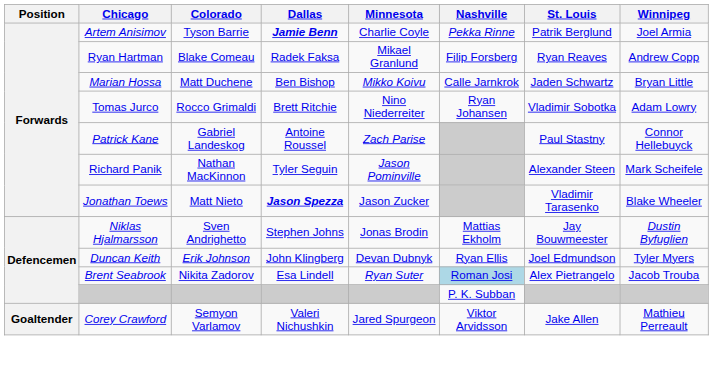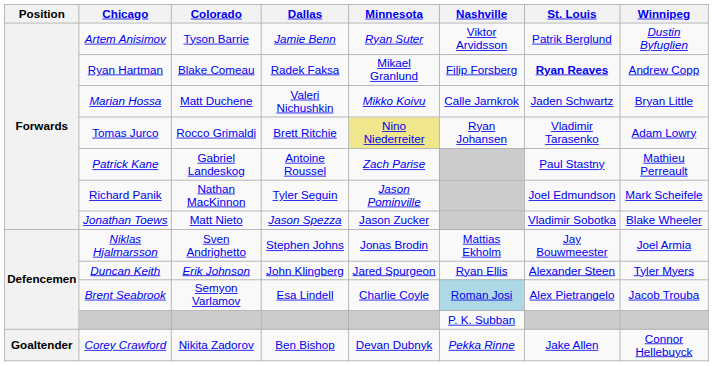(305, 32) bold -> (305, 39) normal
(394, 32) Charlie Coyle -> (394, 39) Ryan Suter
(482, 32) Pekka Rinne -> (482, 39) Viktor Arvidsson
(664, 32) Joel Armia -> (664, 39) Dustin Byfuglien
(572, 57) normal -> (572, 70) bold
(305, 82) Ben Bishop -> (305, 102) Valeri Nichushkin
(394, 107) no background -> (394, 133) khaki background
(572, 107) Vladimir Sobotka -> (572, 133) Vladimir Tarasenko
(664, 139) Connor Hellebuyck -> (664, 164) Mathieu Perreault
(572, 170) Alexander Steen -> (572, 196) Joel Edmundson
(305, 201) bold -> (305, 221) normal
(572, 201) Vladimir Tarasenko -> (572, 221) Vladimir Sobotka
(664, 233) Dustin Byfuglien -> (664, 246) Joel Armia
(394, 258) Devan Dubnyk -> (394, 271) Jared Spurgeon
(572, 258) Joel Edmundson -> (572, 271) Alexander Steen
(216, 276) Nikita Zadorov -> (216, 295) Semyon Varlamov
(394, 276) Ryan Suter -> (394, 295) Charlie Coyle
(216, 319) Semyon Varlamov -> (216, 345) Nikita Zadorov
(305, 319) Valeri Nichushkin -> (305, 345) Ben Bishop
(394, 319) Jared Spurgeon -> (394, 345) Devan Dubnyk
(482, 319) Viktor Arvidsson -> (482, 345) Pekka Rinne
(664, 319) Mathieu Perreault -> (664, 345) Connor Hellebuyck
